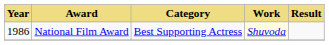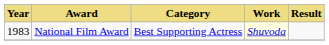(18, 31) 1986 -> (18, 31) 1983
